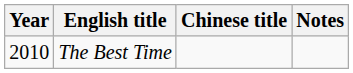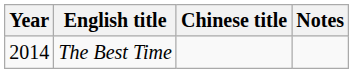(29, 52) 2010 -> (29, 52) 2014
